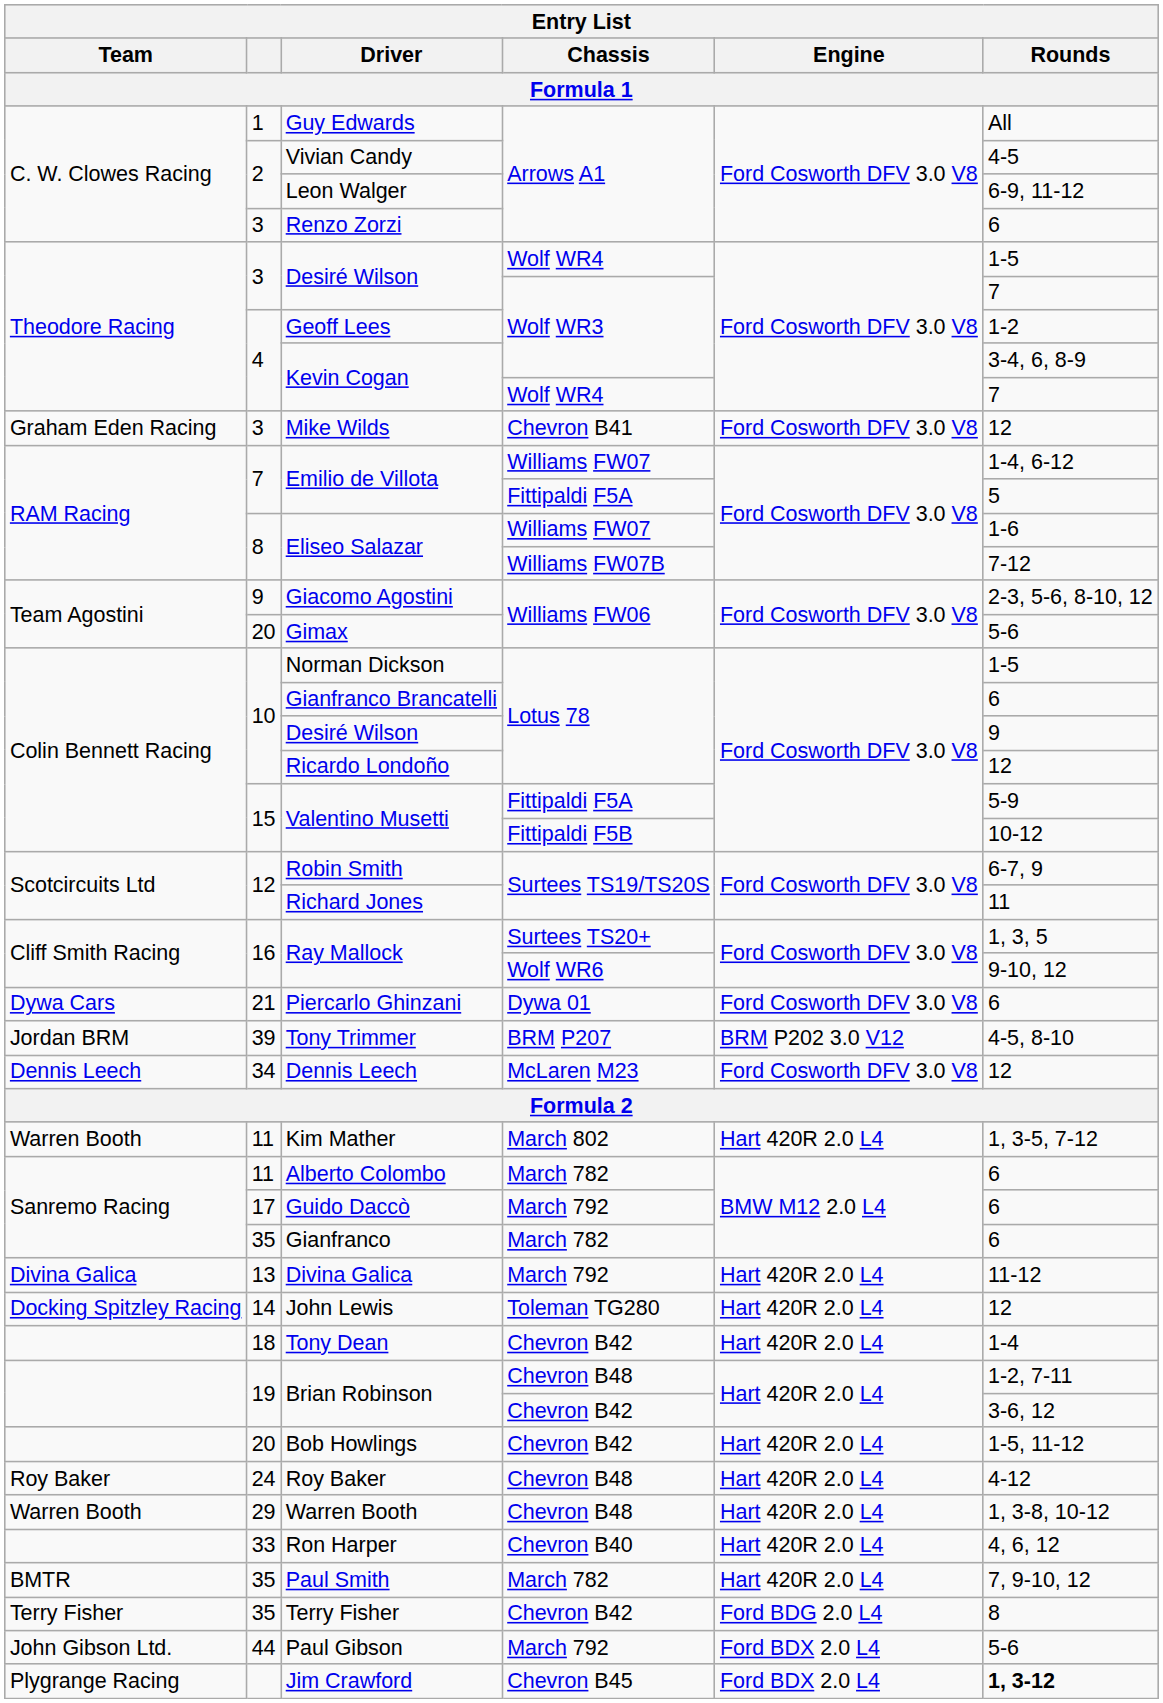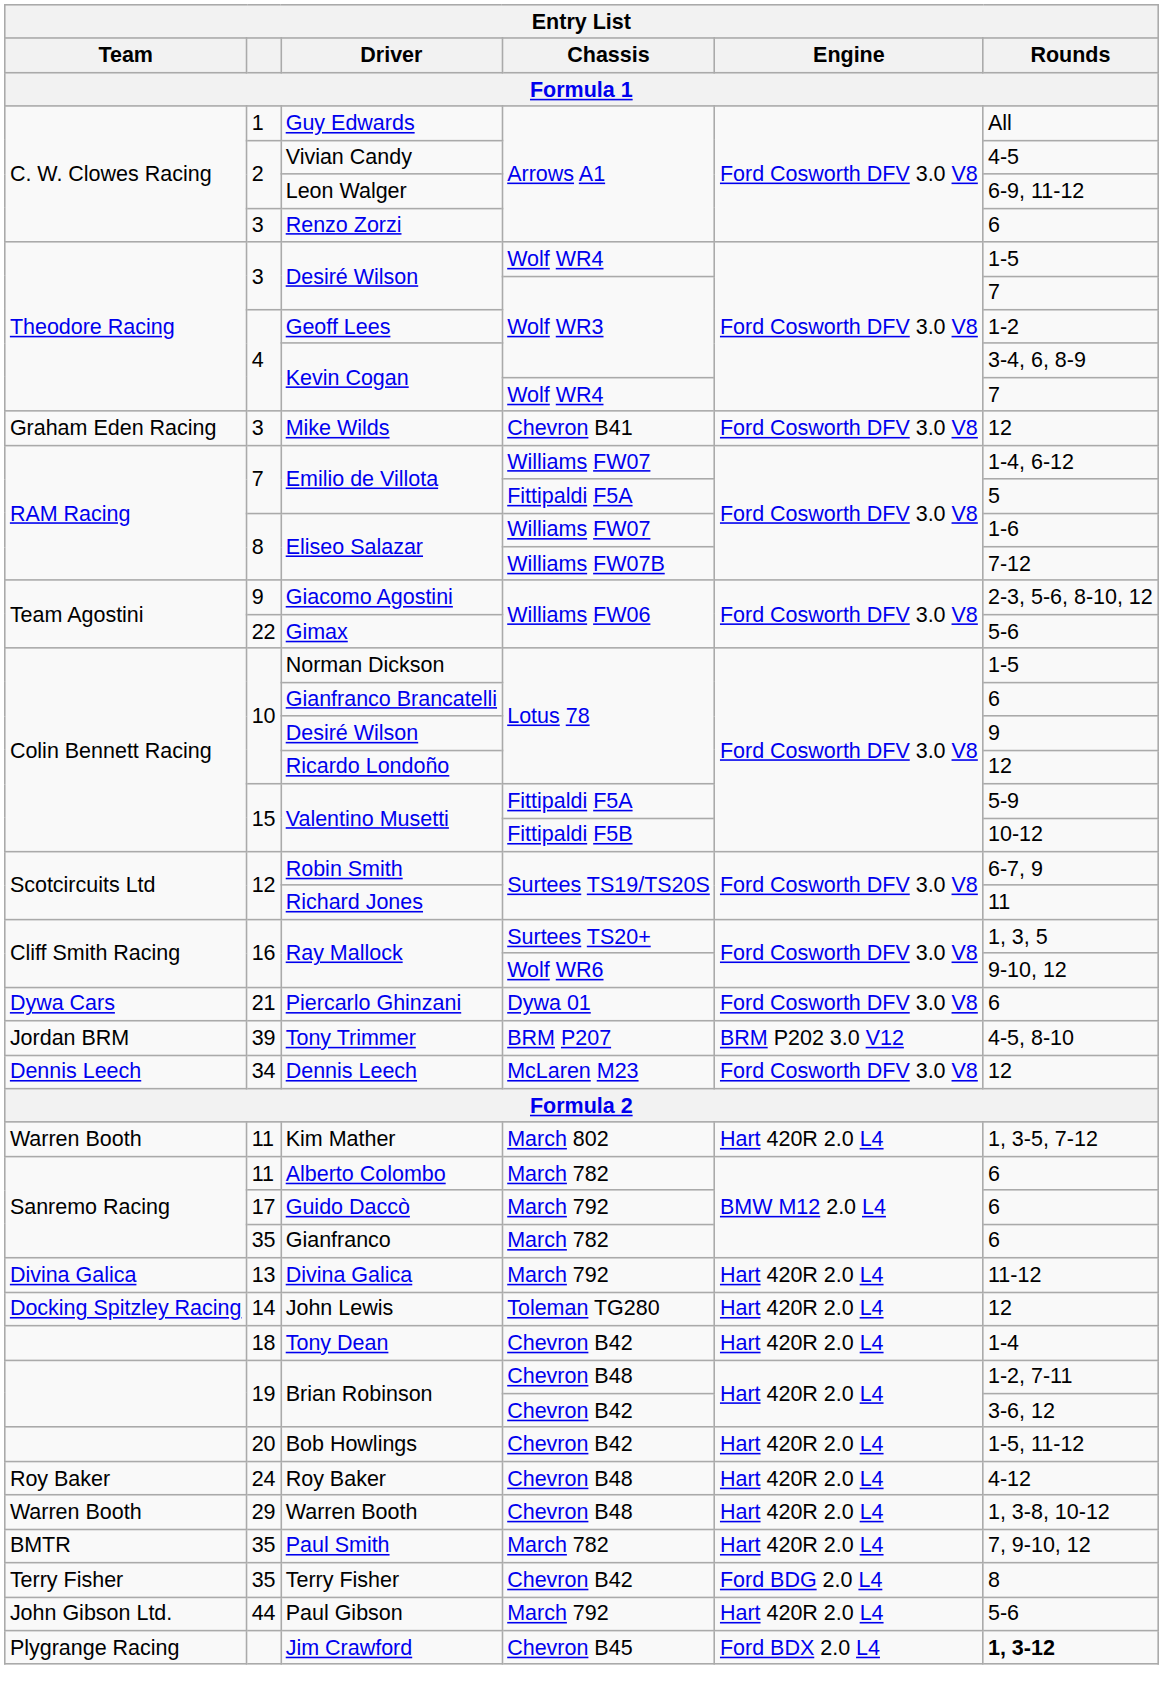(264, 631) 20 -> (264, 631) 22
- row: (341, 1546)
(800, 1647) Ford BDX 2.0 L4 -> (802, 1613) Hart 420R 2.0 L4
